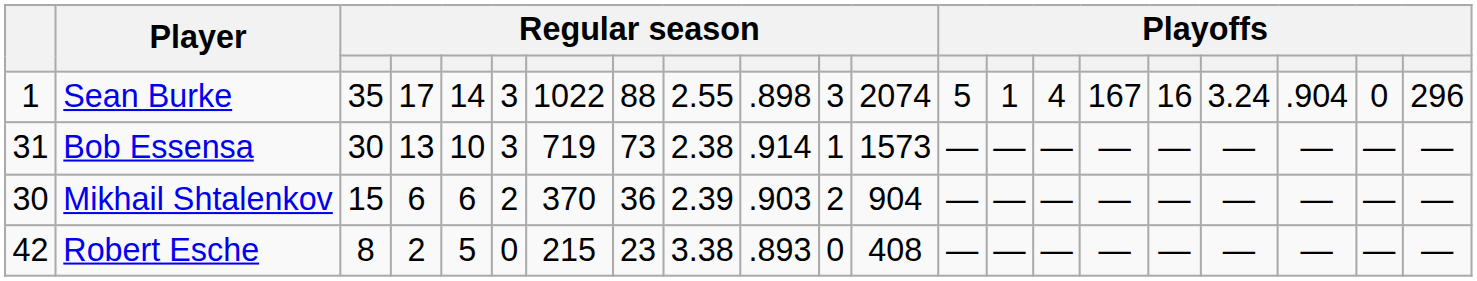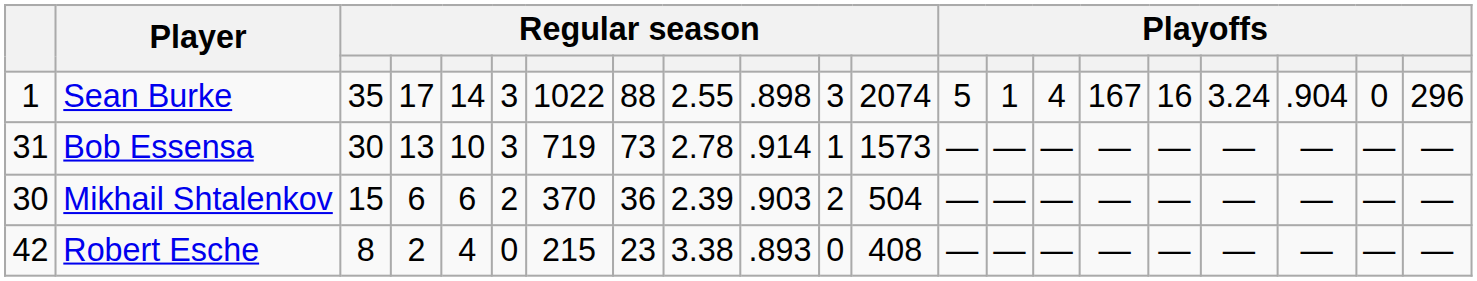(702, 147) 2.38 -> (702, 147) 2.78
(895, 198) 904 -> (895, 198) 504
(467, 250) 5 -> (467, 250) 4
